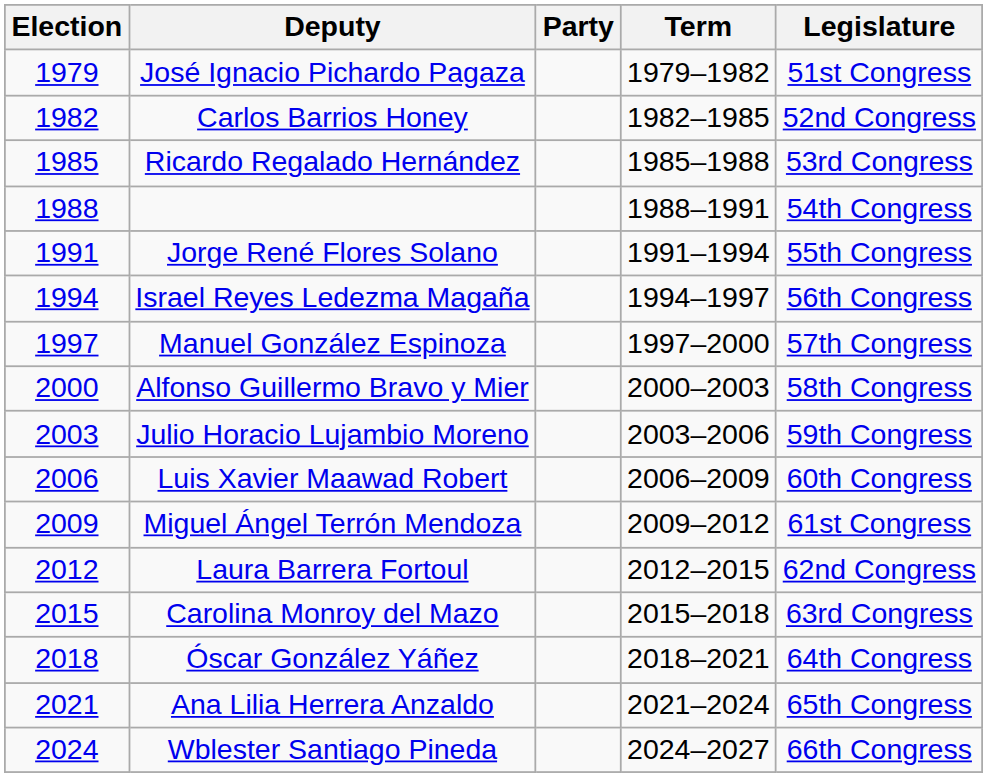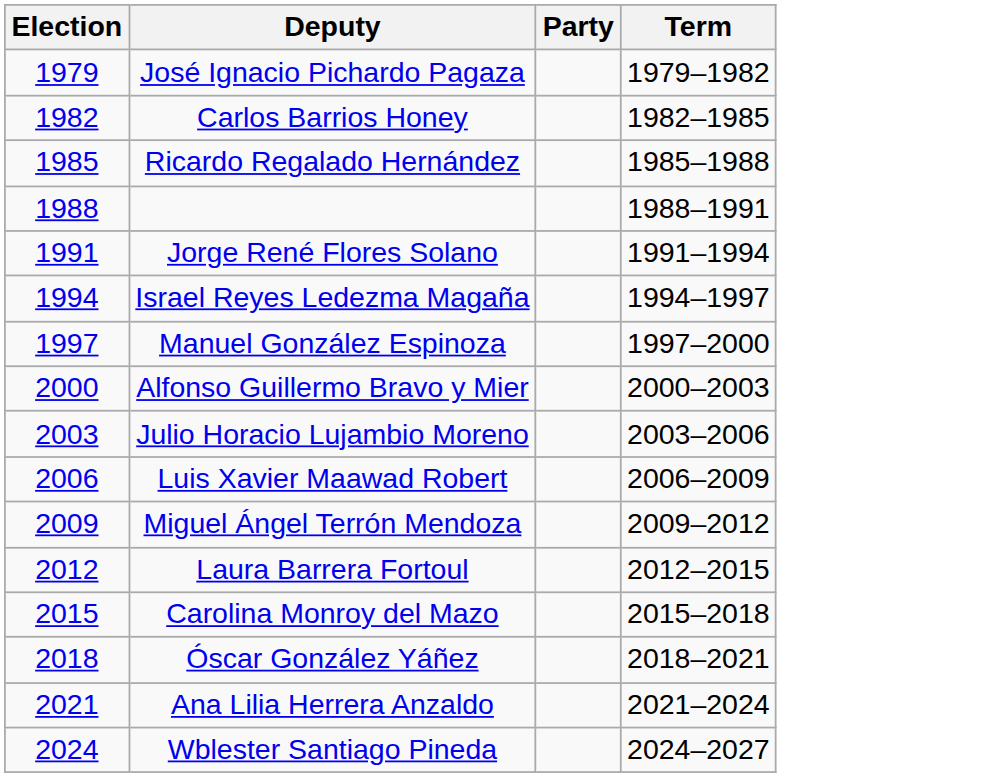- column: (879, 27)
